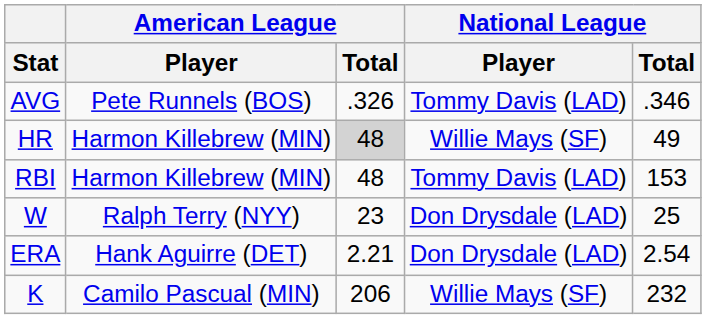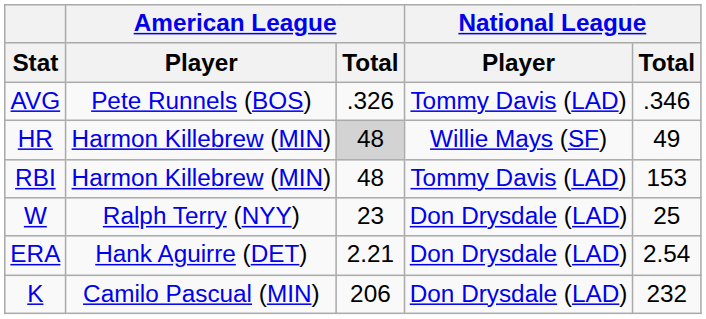(519, 293) Willie Mays (SF) -> (519, 293) Don Drysdale (LAD)
